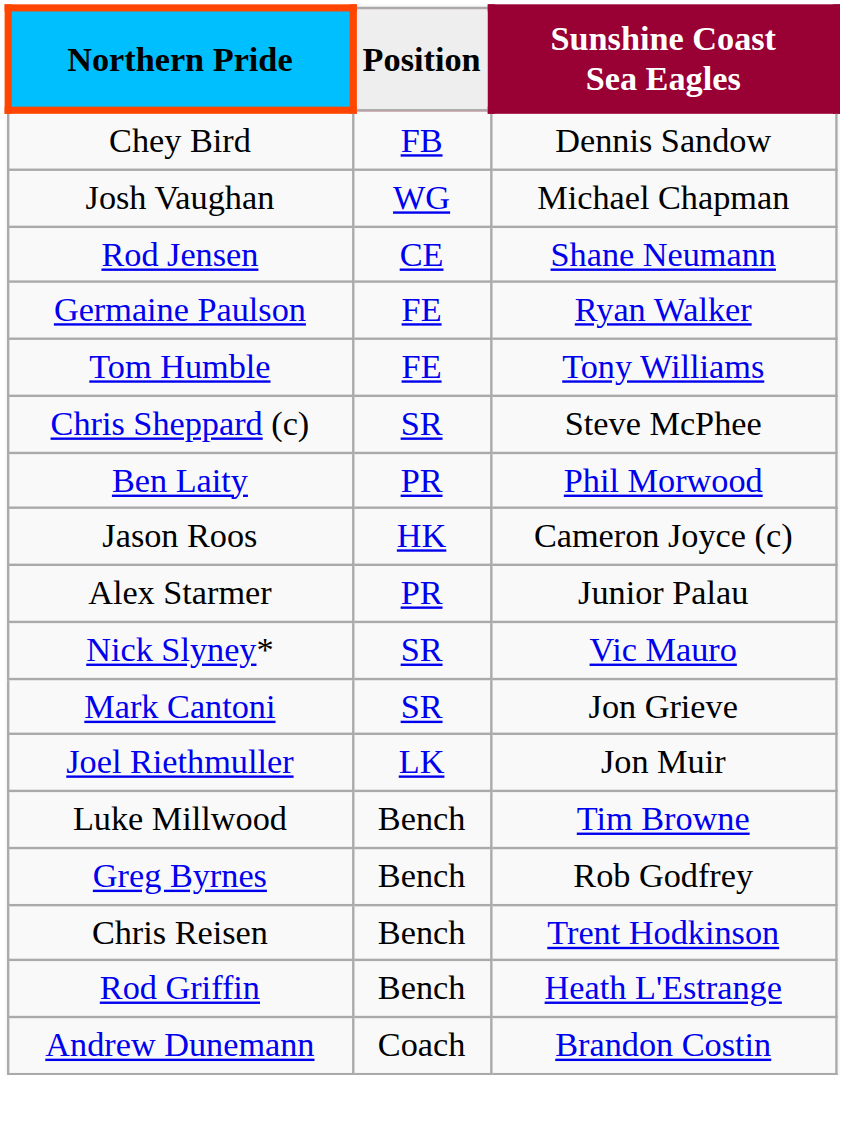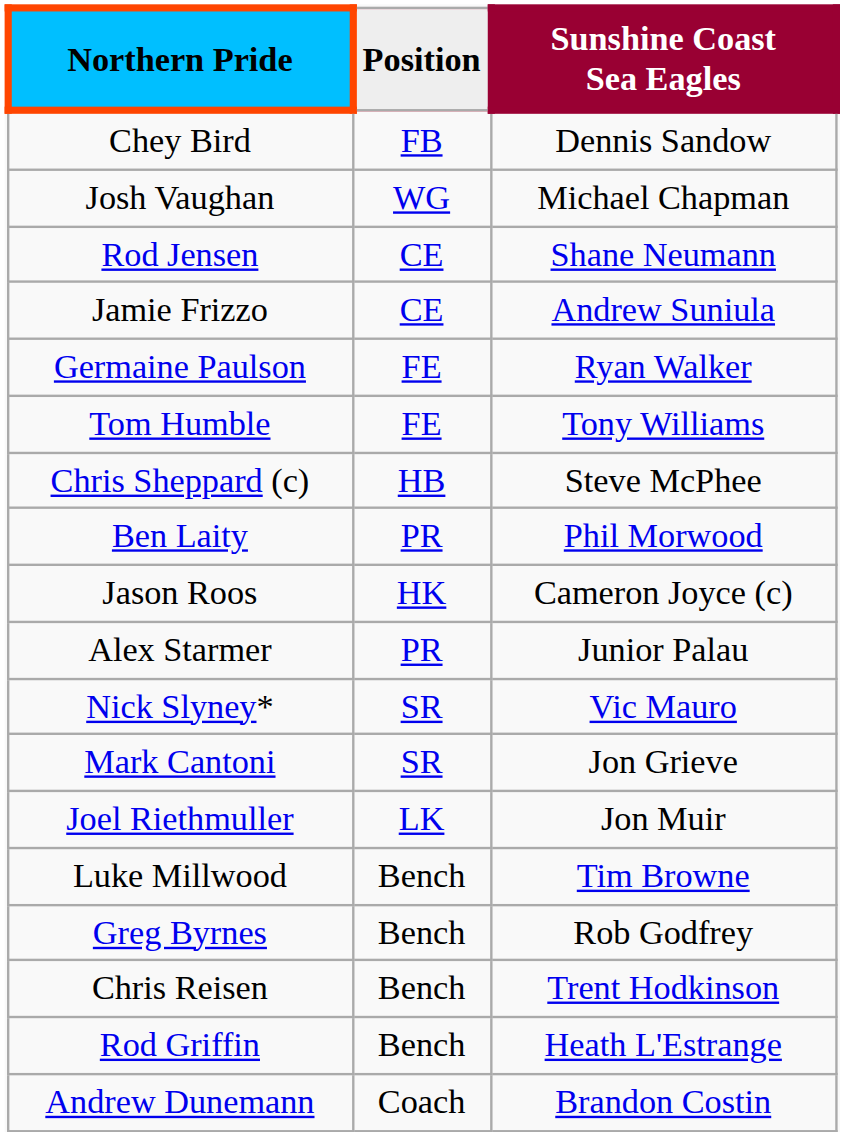+ row: (180, 310)
(422, 423) SR -> (422, 479) HB
